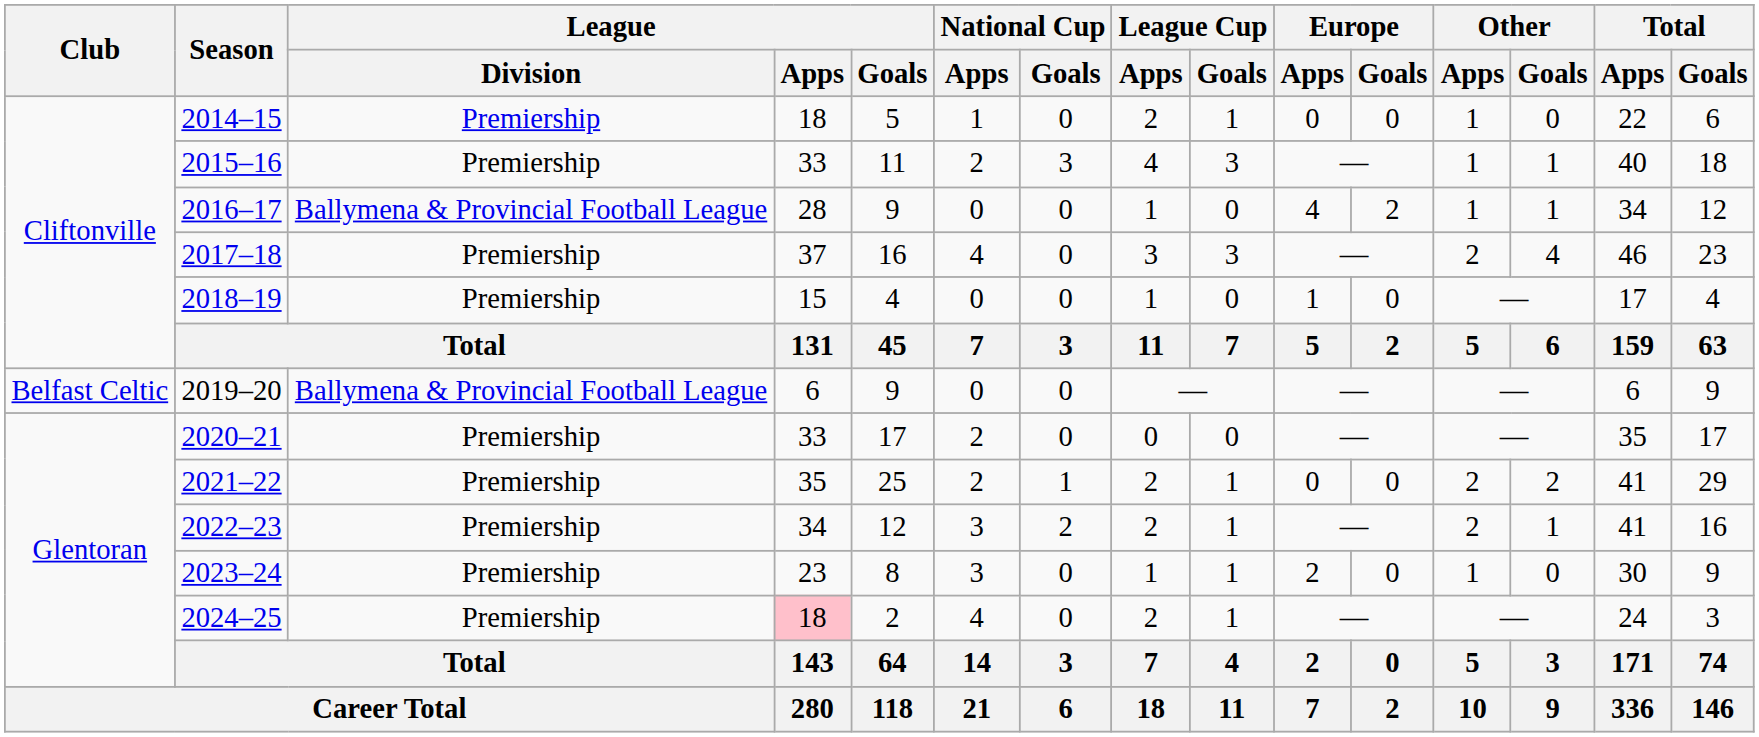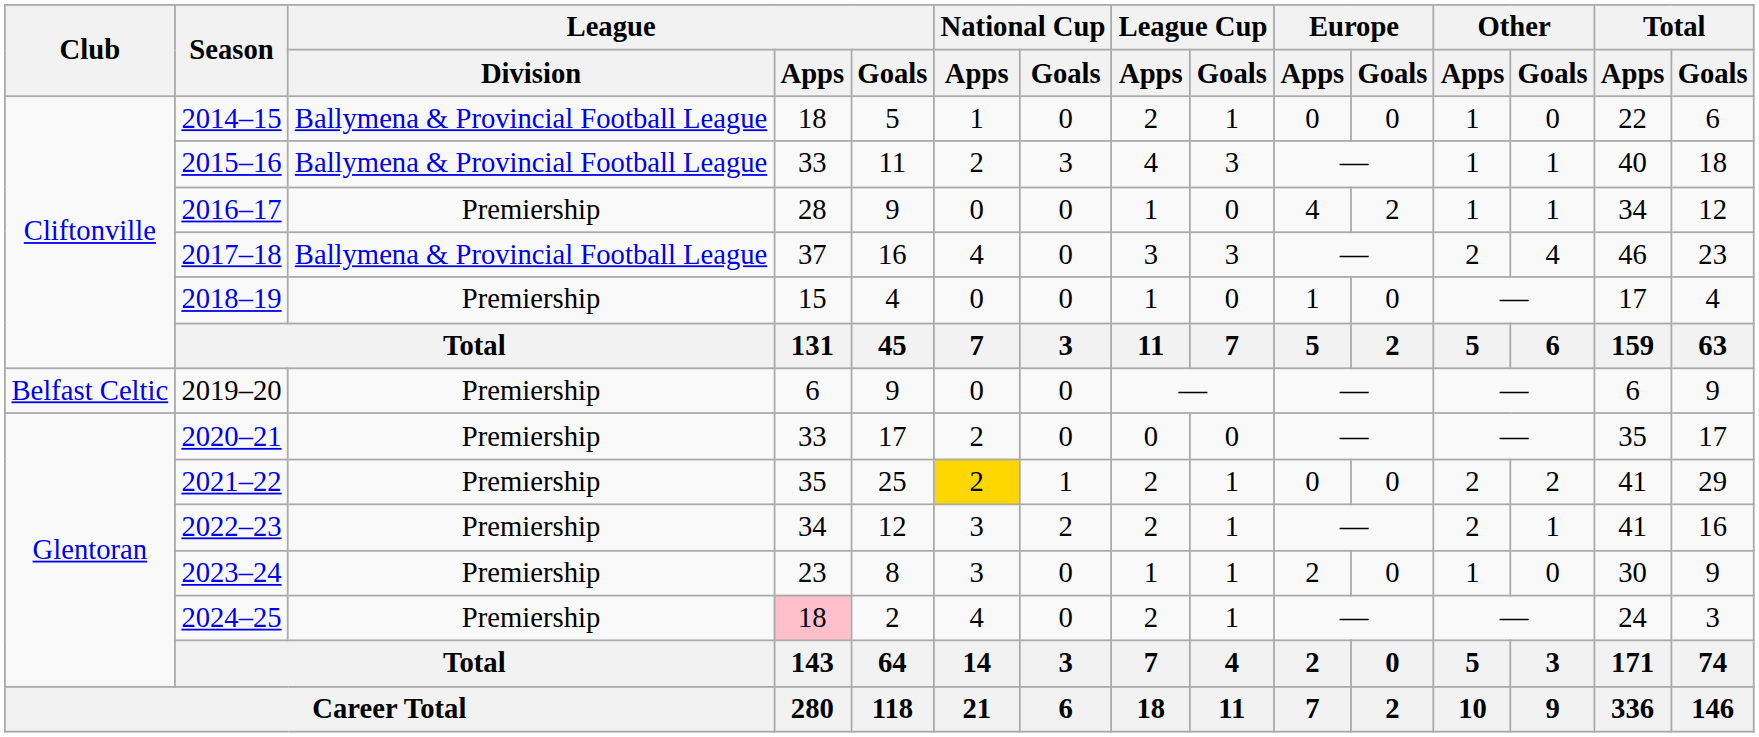(531, 118) Premiership -> (531, 118) Ballymena & Provincial Football League
(531, 163) Premiership -> (531, 163) Ballymena & Provincial Football League
(531, 208) Ballymena & Provincial Football League -> (531, 208) Premiership
(531, 254) Premiership -> (531, 254) Ballymena & Provincial Football League
(531, 390) Ballymena & Provincial Football League -> (531, 390) Premiership
(977, 481) no background -> (977, 481) gold background
